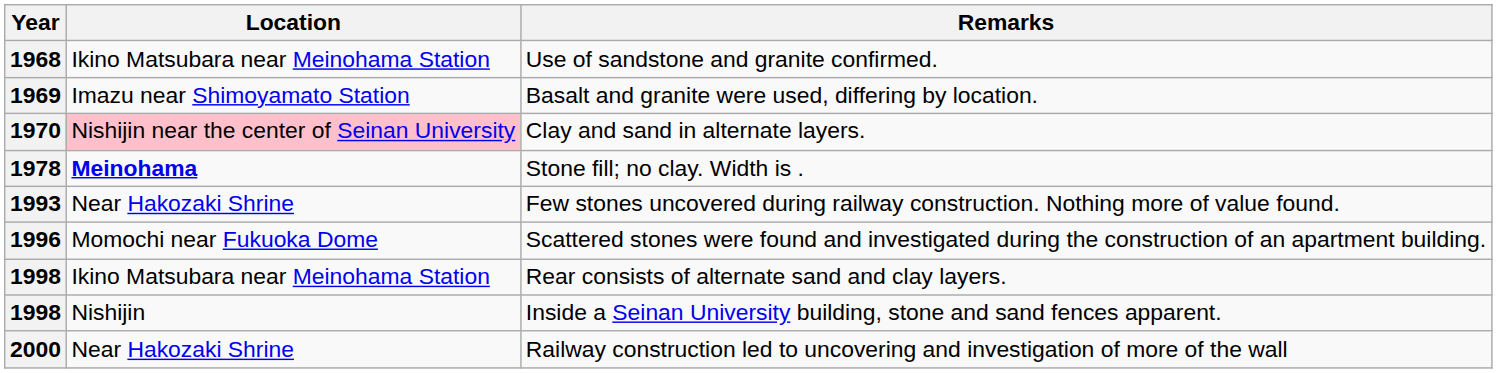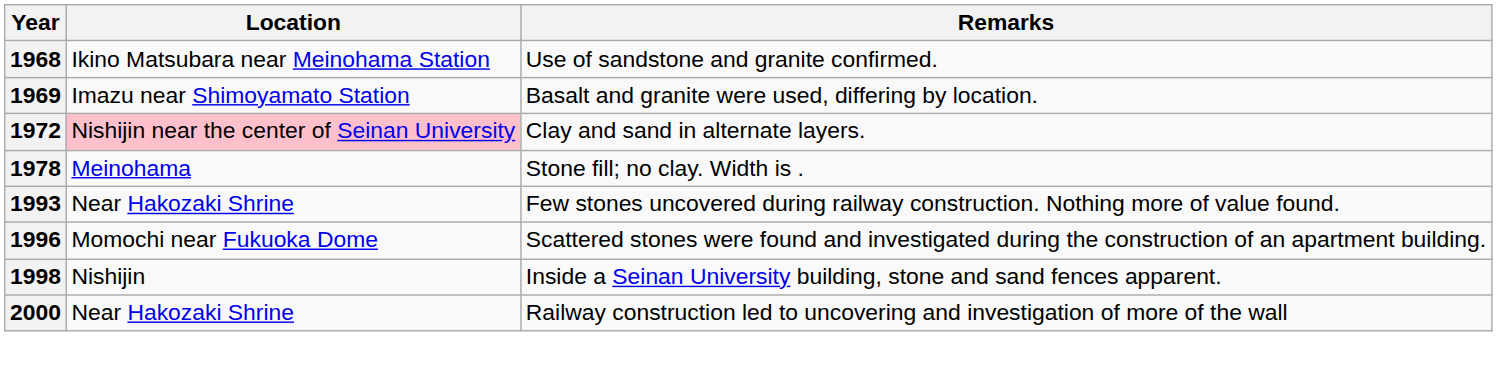(35, 131) 1970 -> (35, 131) 1972
(134, 167) bold -> (131, 167) normal
- row: (766, 276)
